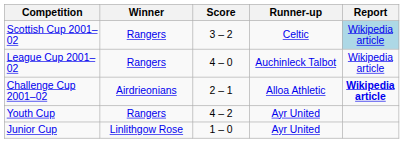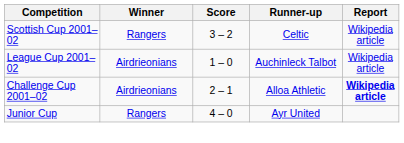(370, 35) lightblue background -> (370, 35) no background
(146, 63) Rangers -> (146, 63) Airdrieonians
(221, 63) 4 – 0 -> (221, 63) 1 – 0
- row: (31, 113)
(146, 130) Linlithgow Rose -> (146, 113) Rangers
(221, 130) 1 – 0 -> (221, 113) 4 – 0
